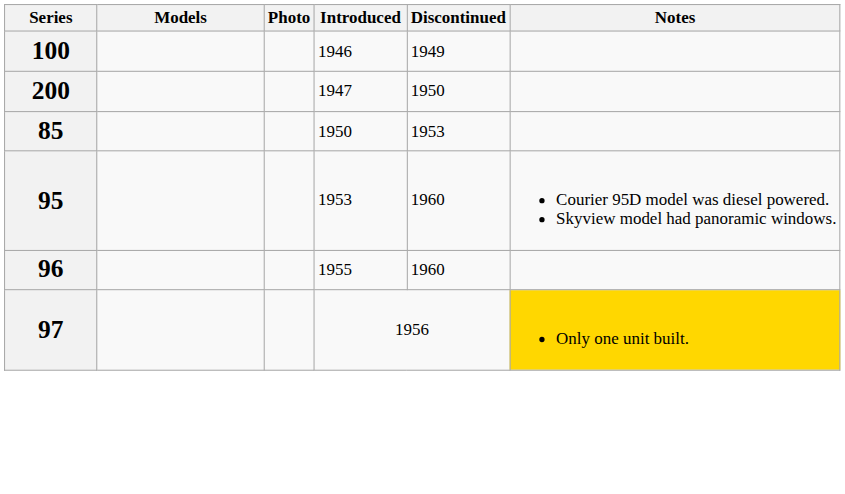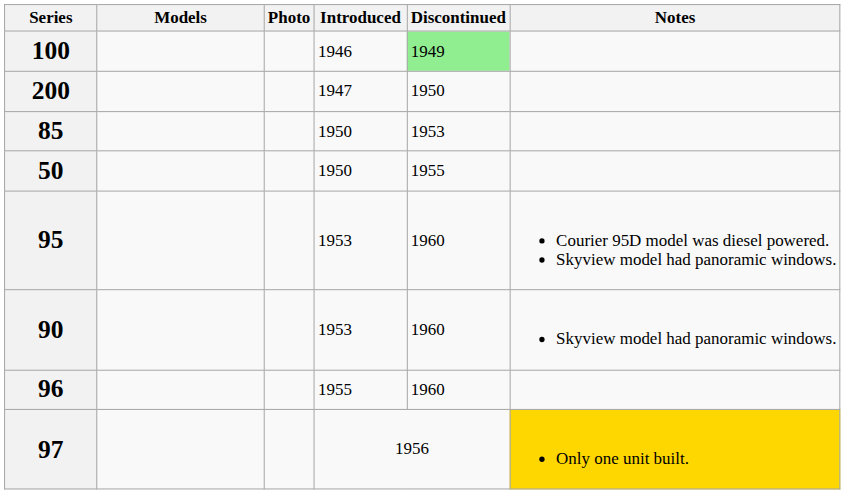(428, 51) no background -> (428, 51) lightgreen background
+ row: (51, 170)
+ row: (51, 329)
